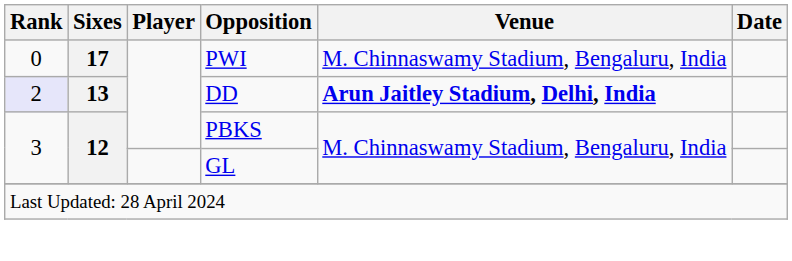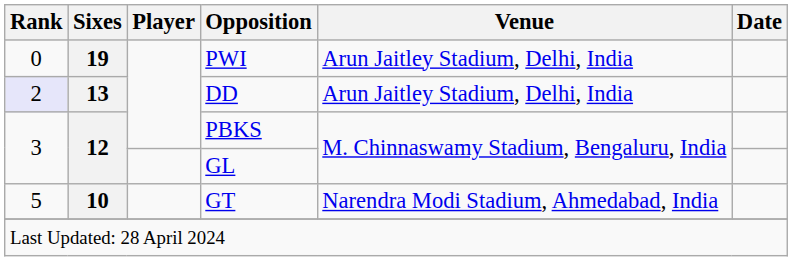(97, 58) 17 -> (97, 58) 19
(524, 58) M. Chinnaswamy Stadium, Bengaluru, India -> (478, 58) Arun Jaitley Stadium, Delhi, India
(489, 93) bold -> (478, 93) normal
+ row: (220, 201)
